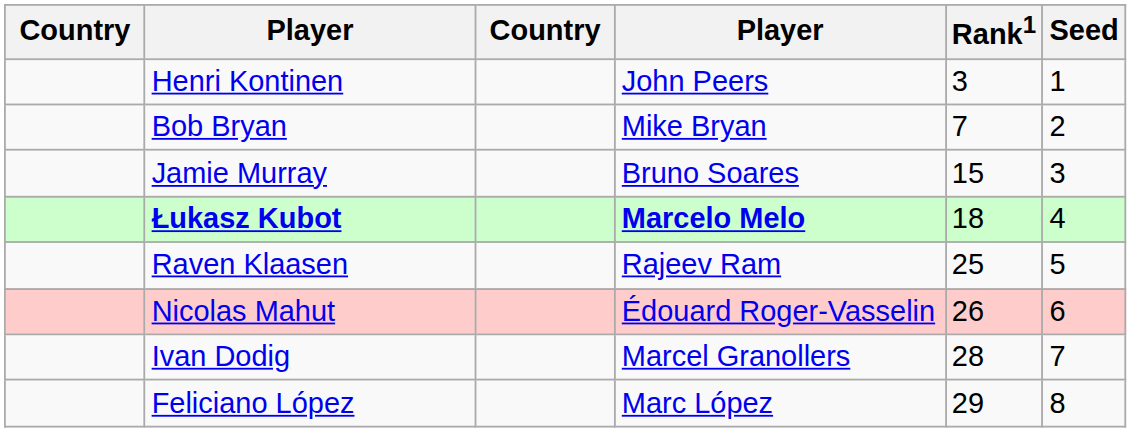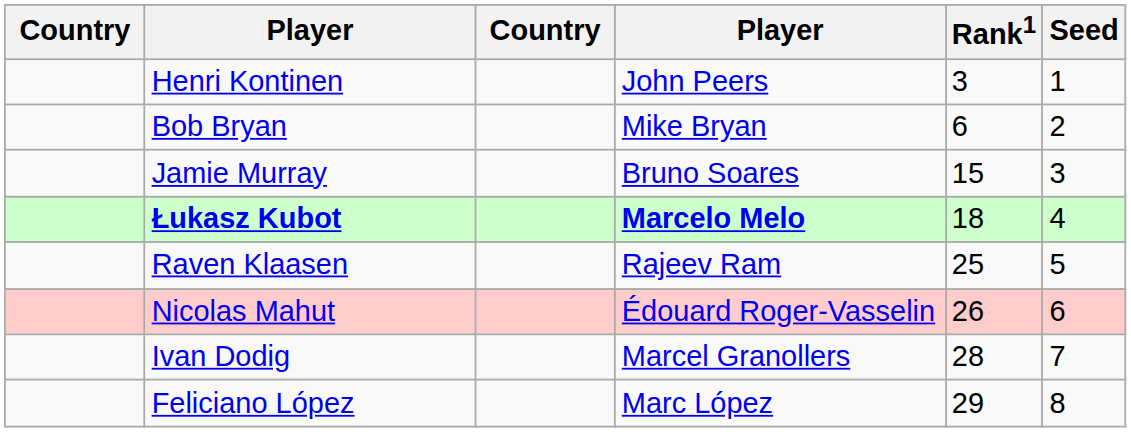(960, 127) 7 -> (960, 127) 6
